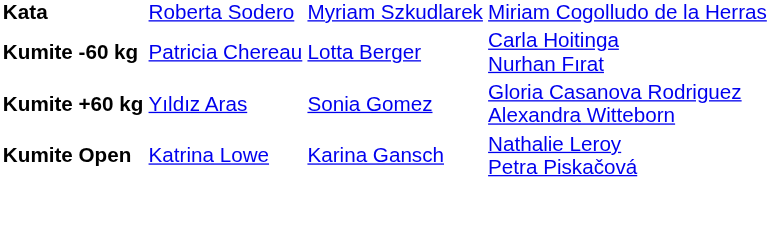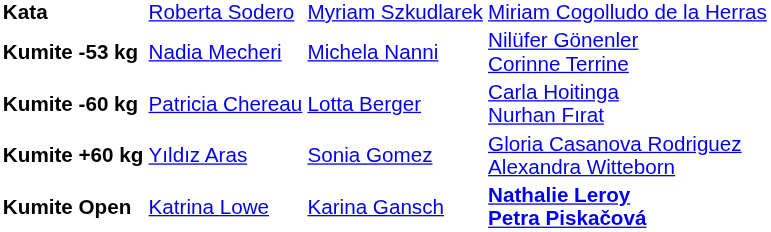+ row: (71, 52)
(563, 155) normal -> (567, 207) bold
